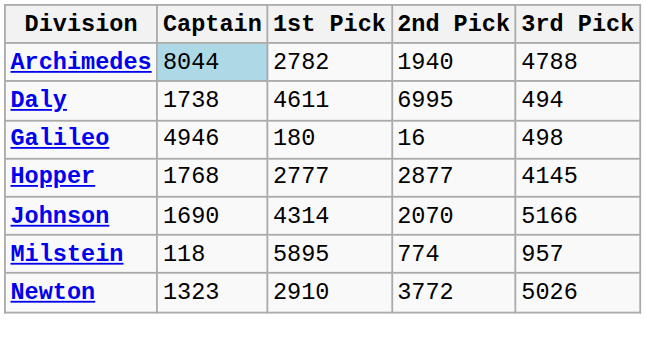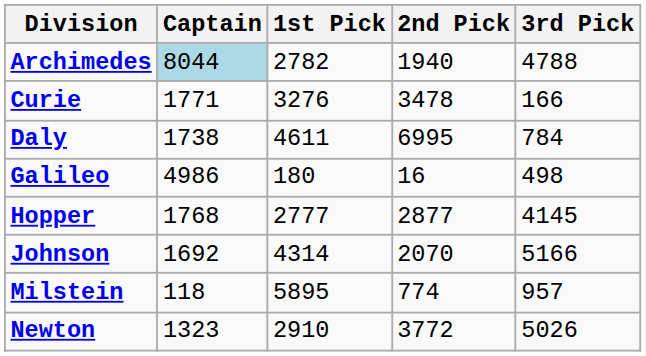+ row: (46, 101)
(543, 101) 494 -> (543, 139) 784
(191, 139) 4946 -> (191, 177) 4986
(191, 216) 1690 -> (191, 254) 1692
